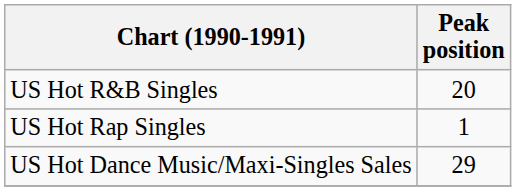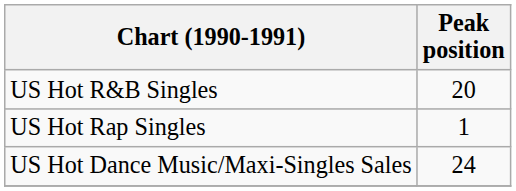(464, 165) 29 -> (464, 165) 24
